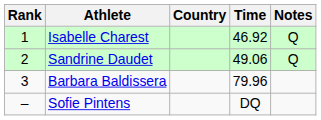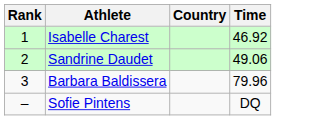- column: (293, 15)
